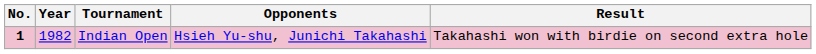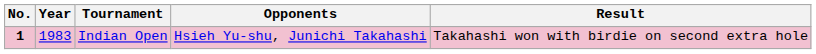(55, 38) 1982 -> (55, 38) 1983
